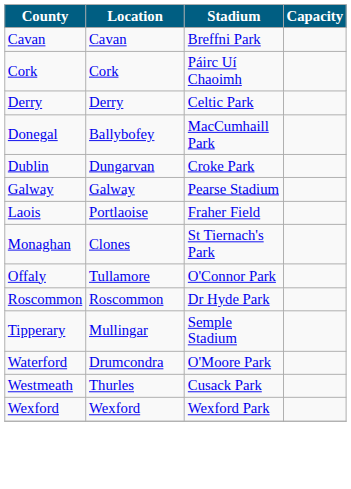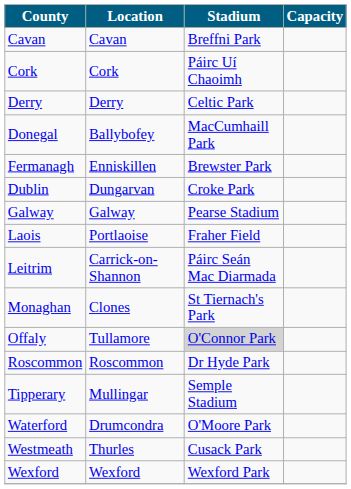+ row: (41, 166)
+ row: (30, 267)
(232, 275) no background -> (232, 339) lightgrey background
